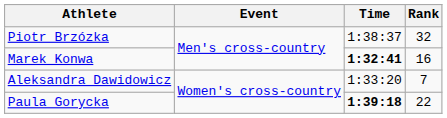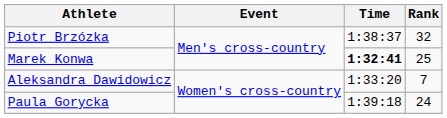(424, 59) 16 -> (424, 59) 25
(375, 102) bold -> (375, 102) normal
(424, 102) 22 -> (424, 102) 24
